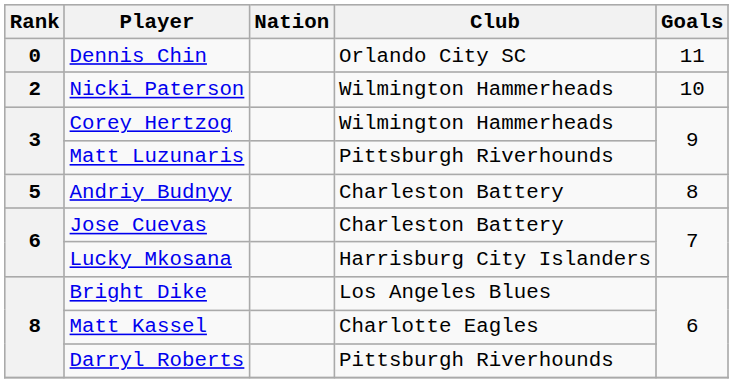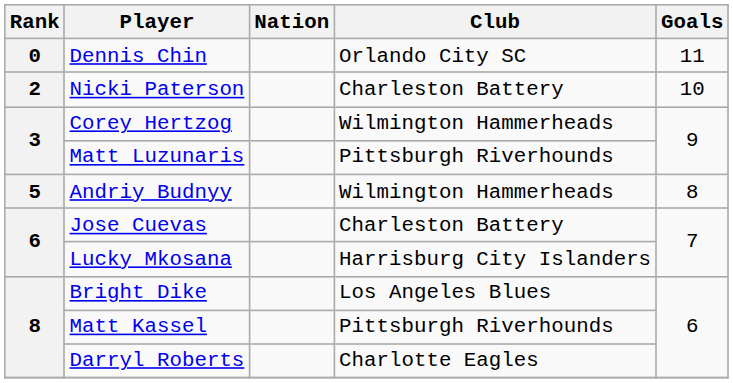(476, 90) Wilmington Hammerheads -> (451, 90) Charleston Battery
(451, 191) Charleston Battery -> (476, 191) Wilmington Hammerheads
(439, 327) Charlotte Eagles -> (476, 327) Pittsburgh Riverhounds
(476, 361) Pittsburgh Riverhounds -> (439, 361) Charlotte Eagles
